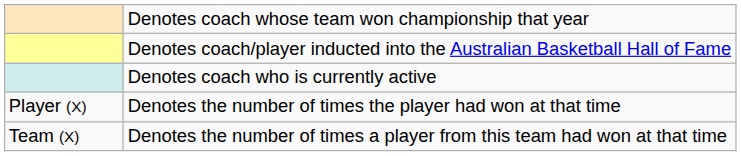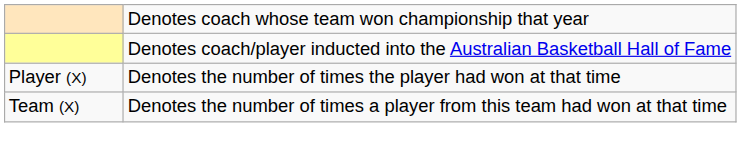- row: (282, 77)
